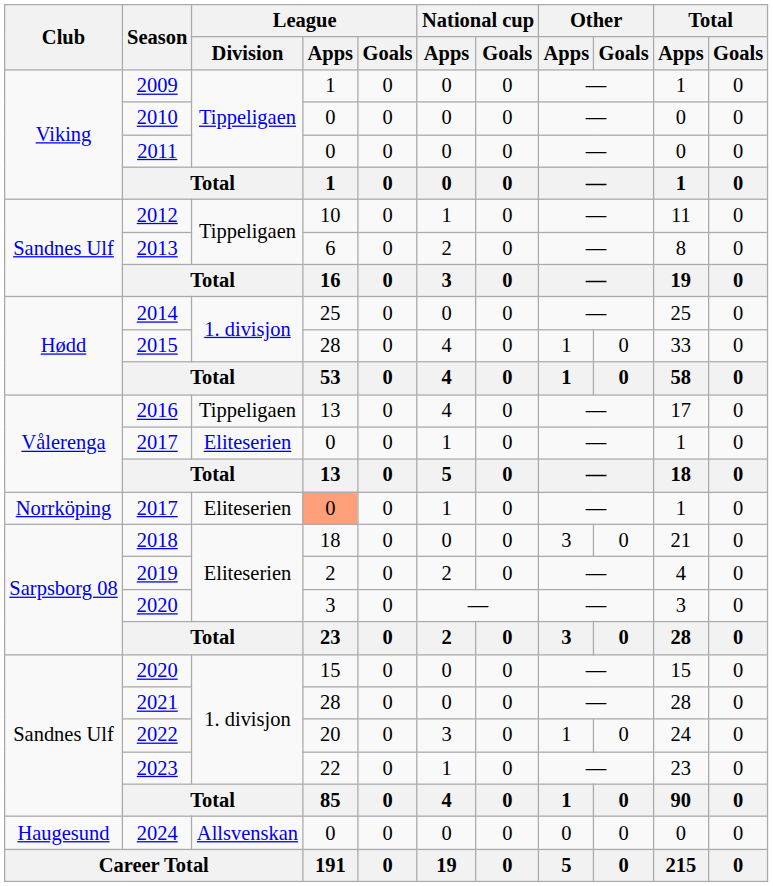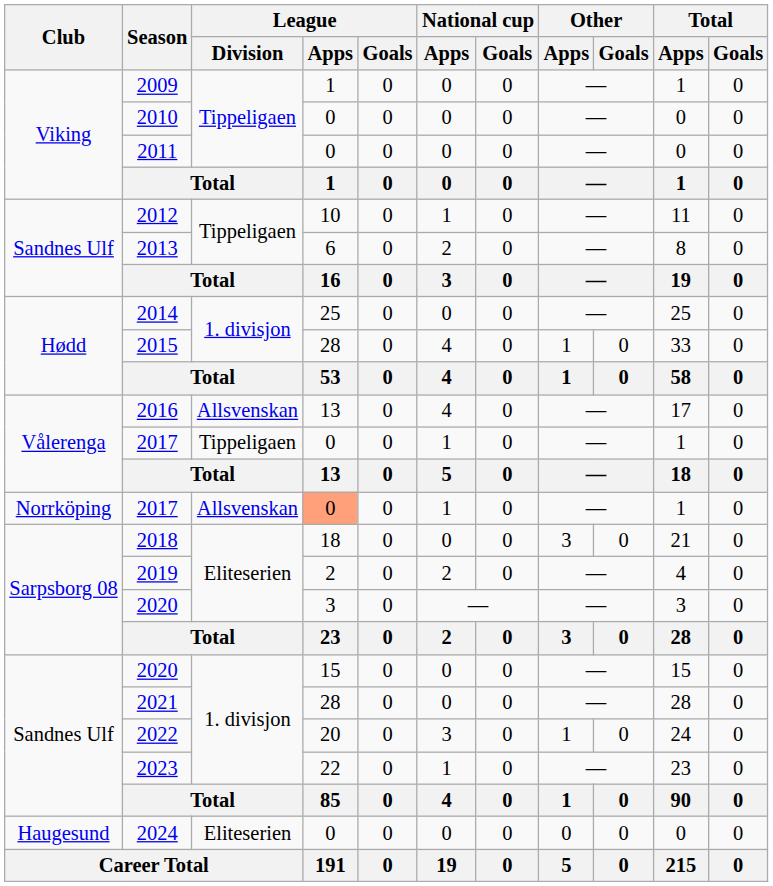(247, 410) Tippeligaen -> (247, 410) Allsvenskan
(247, 442) Eliteserien -> (247, 442) Tippeligaen
(247, 507) Eliteserien -> (247, 507) Allsvenskan
(247, 832) Allsvenskan -> (247, 832) Eliteserien
